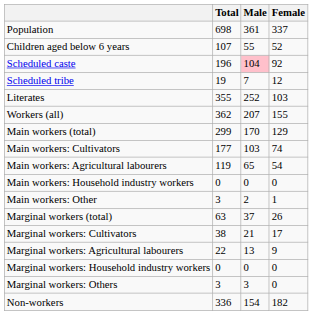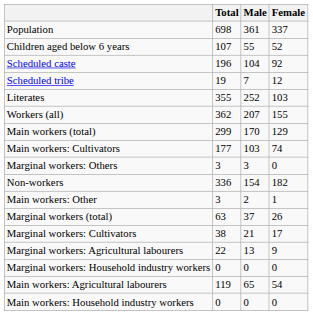(252, 64) pink background -> (252, 64) no background
rows swapped: (87, 166) <-> (62, 285)
rows swapped: (100, 183) <-> (35, 302)
